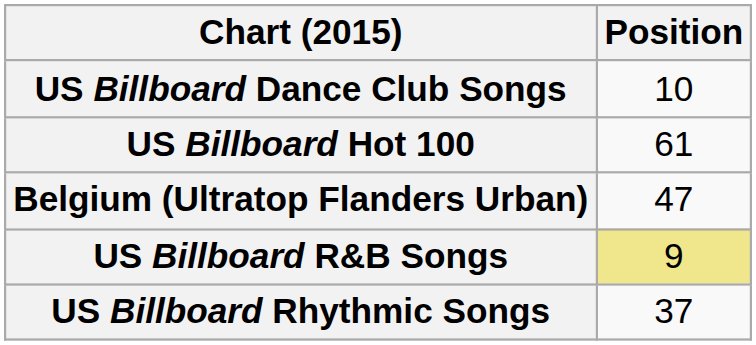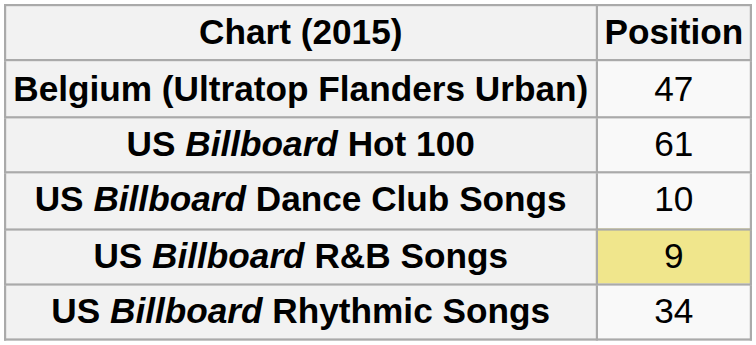rows swapped: (301, 199) <-> (301, 88)
(674, 311) 37 -> (674, 311) 34
